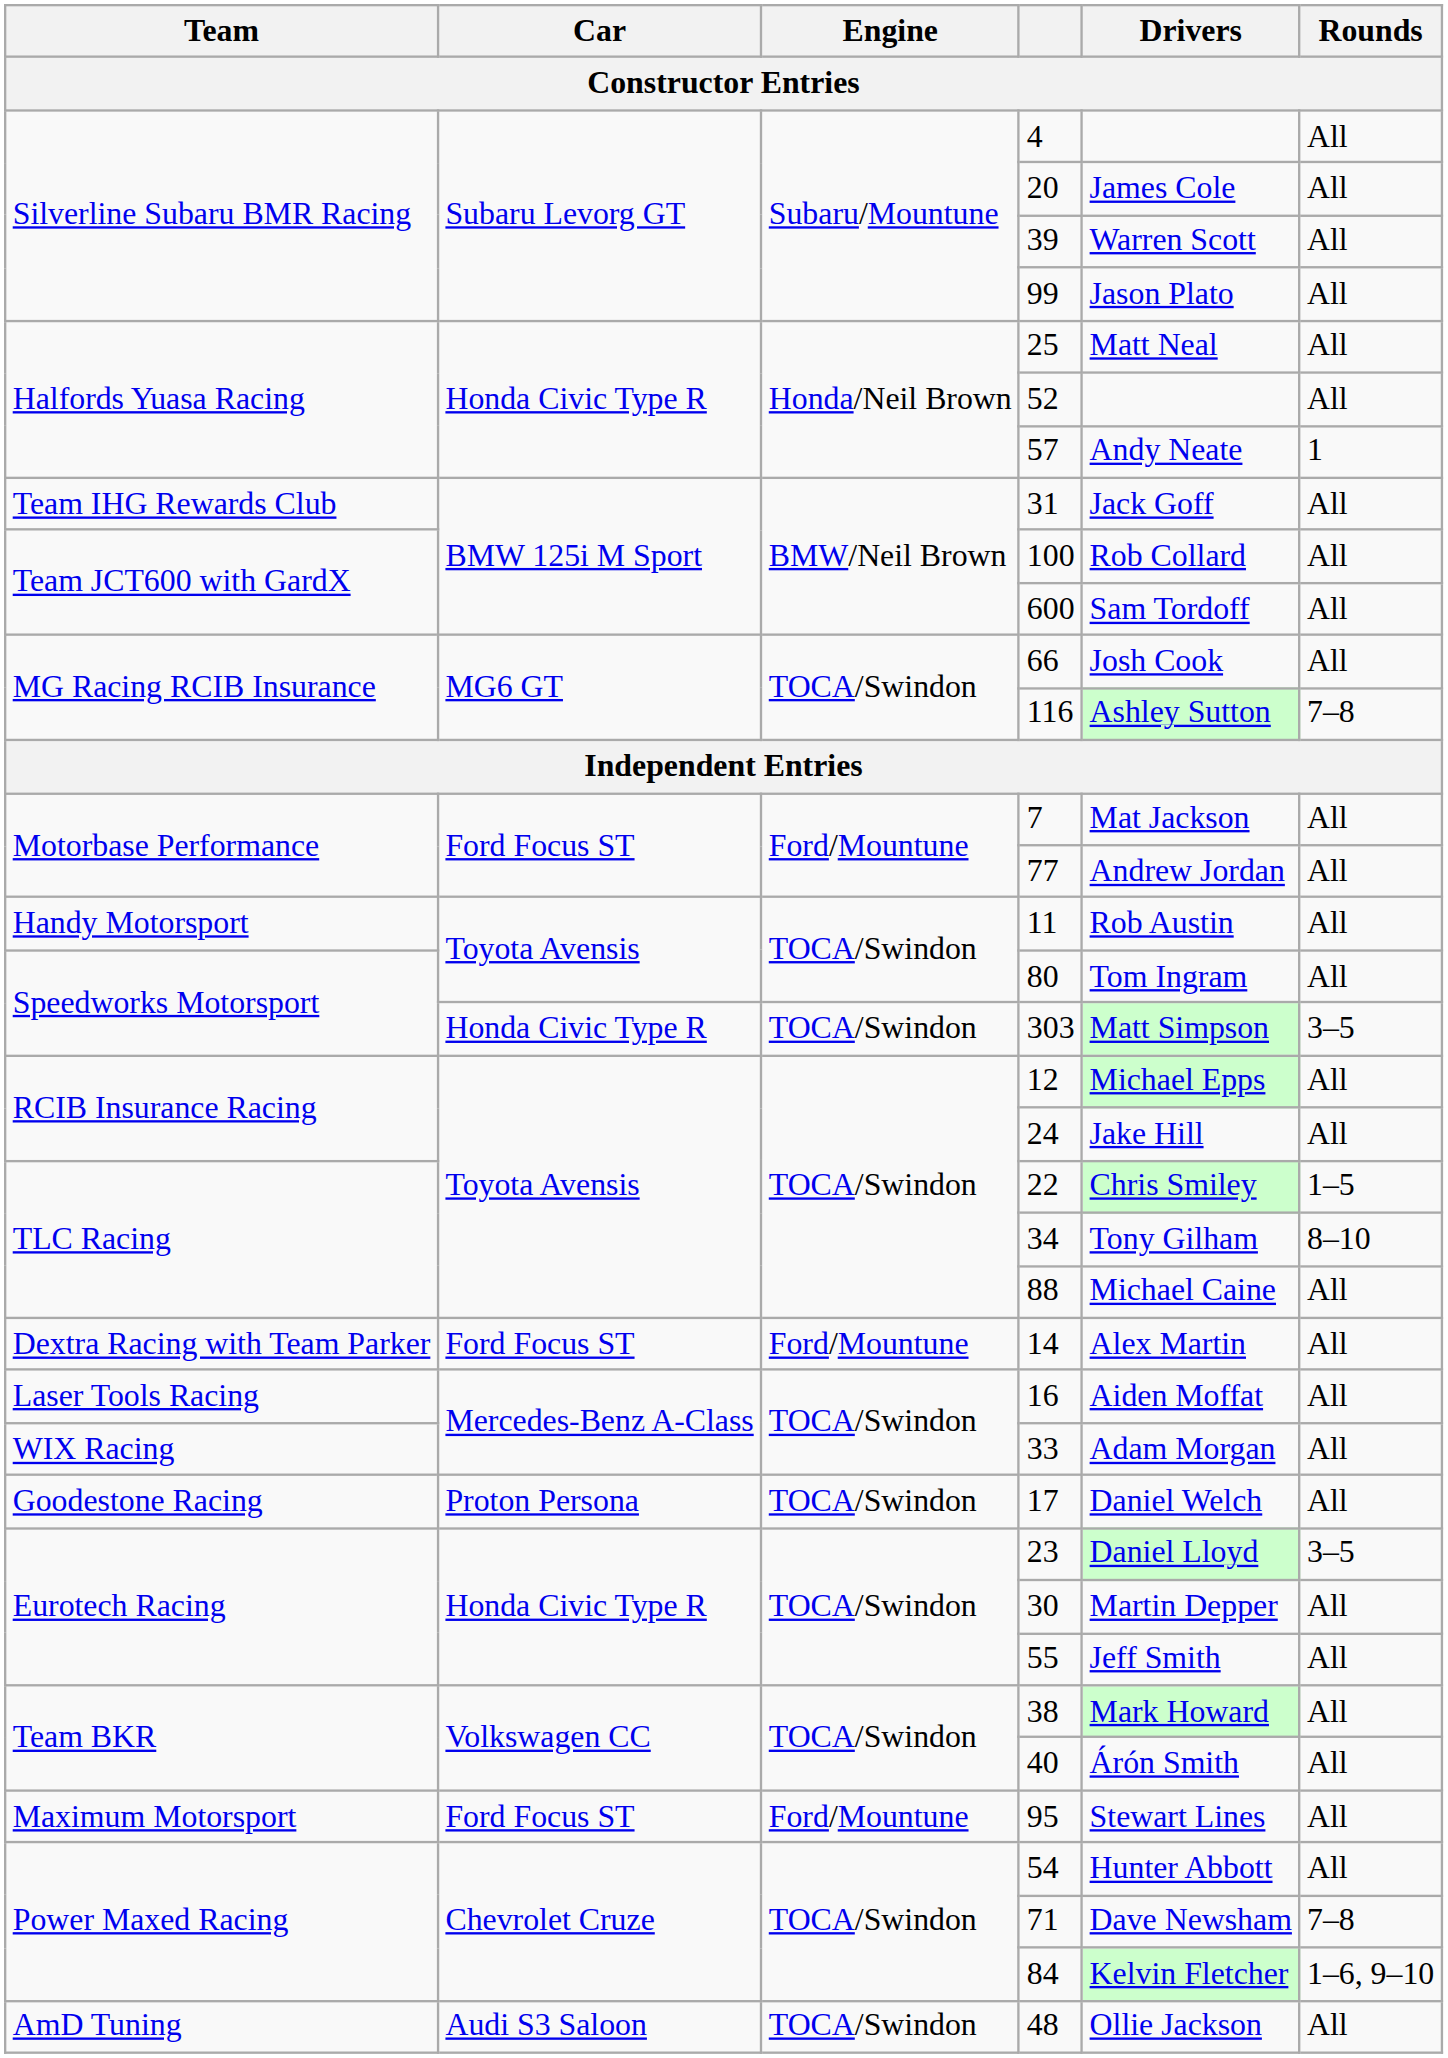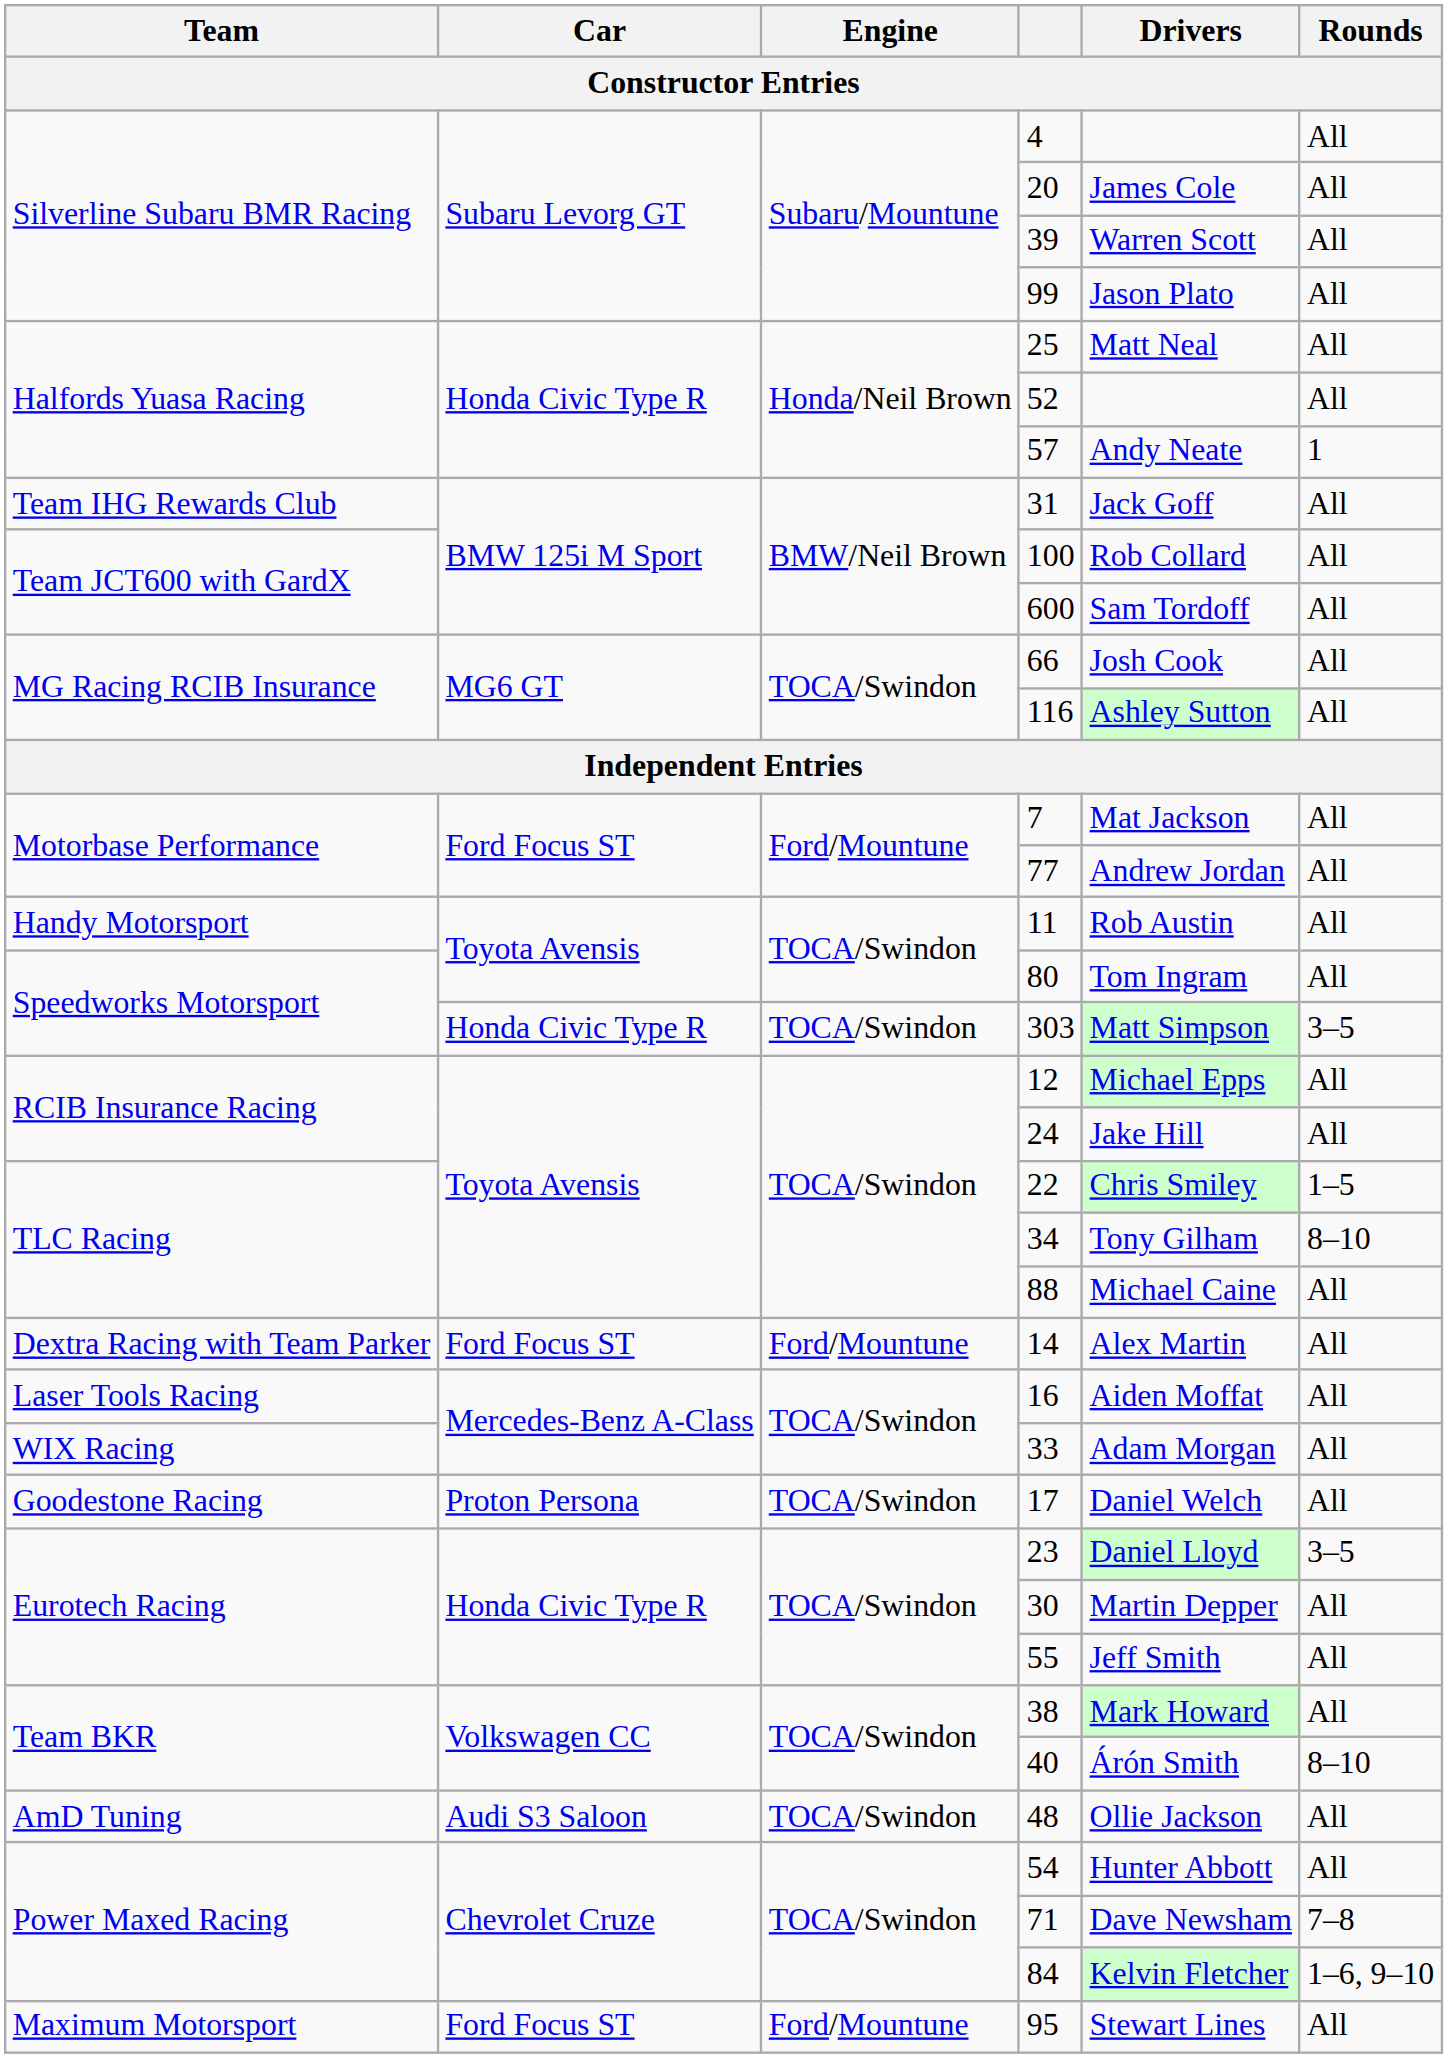(1331, 712) 7–8 -> (1327, 712) All
(1327, 1762) All -> (1339, 1762) 8–10
rows swapped: (1043, 2025) <-> (1043, 1815)
